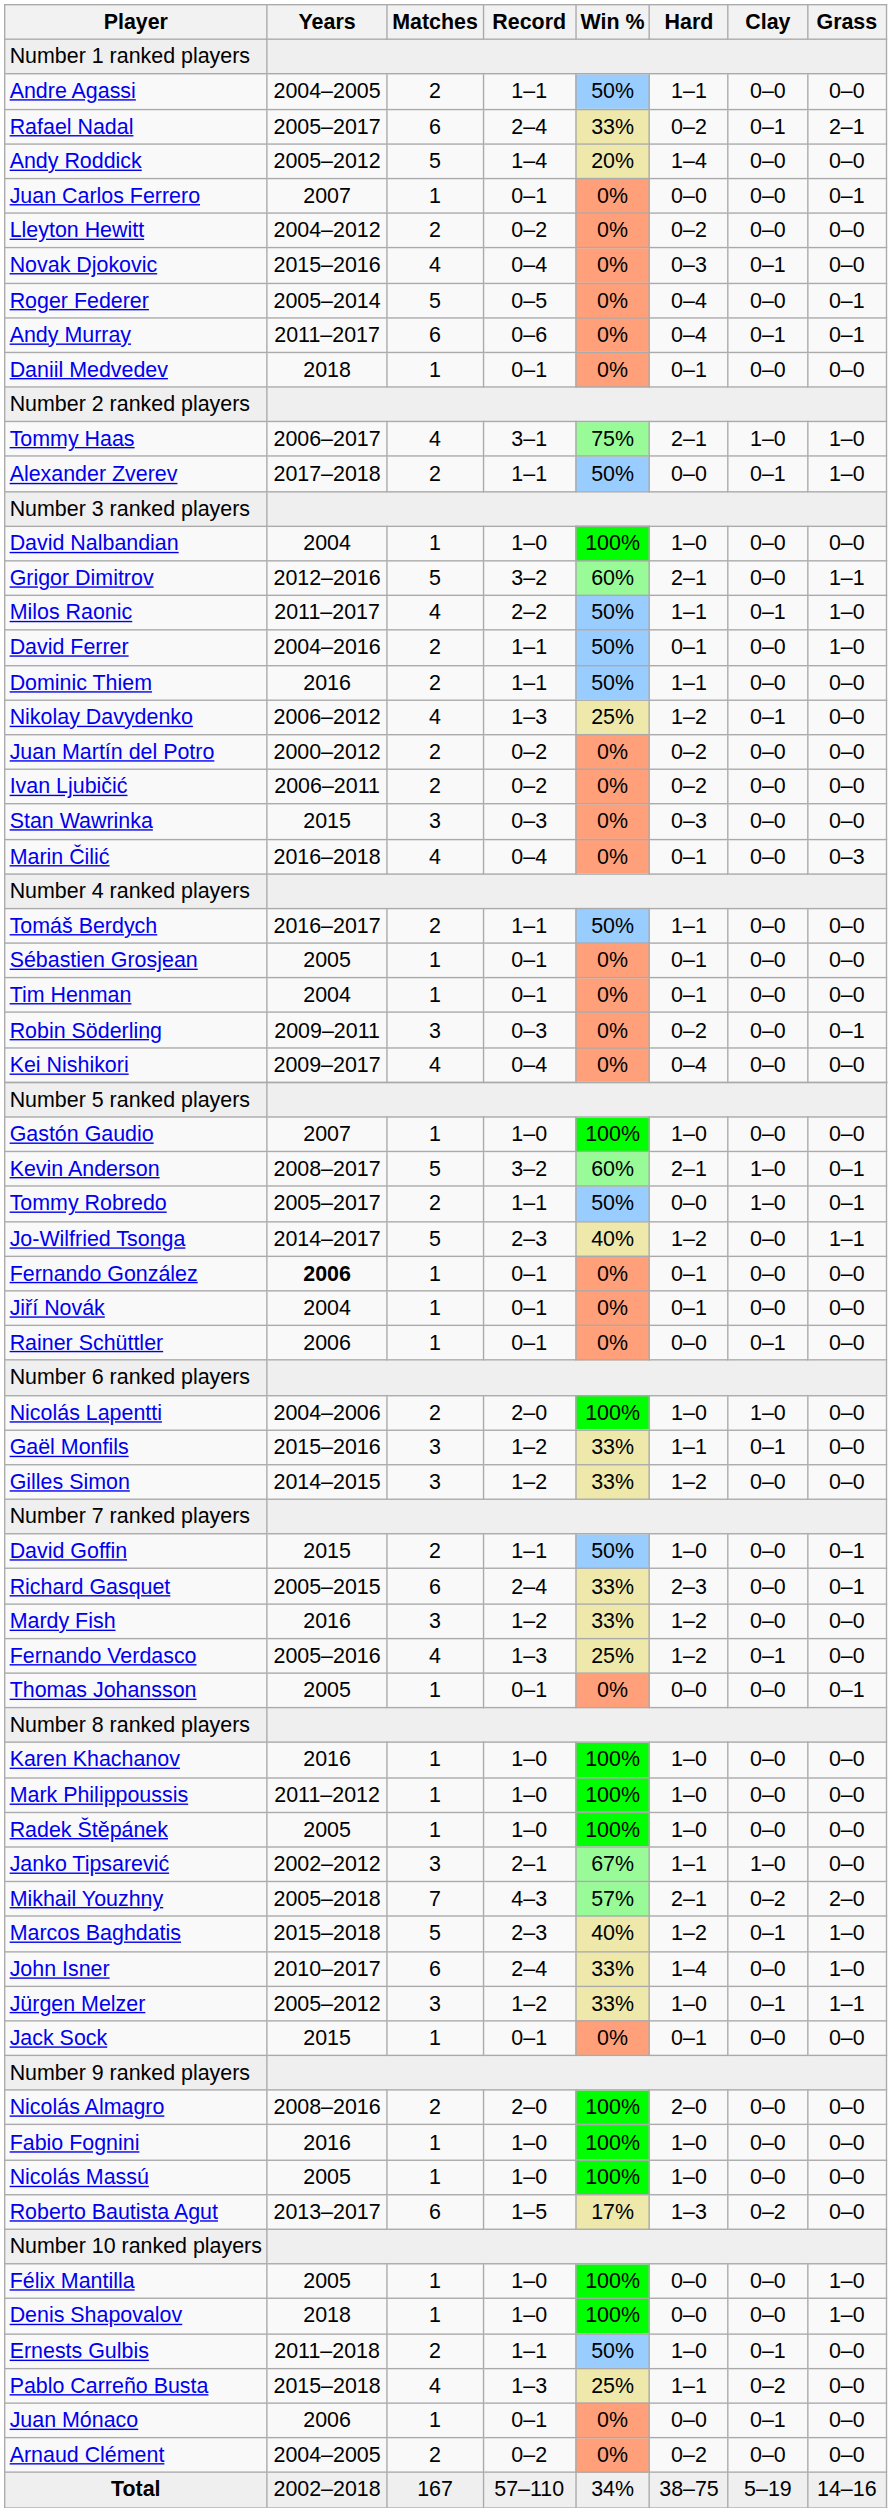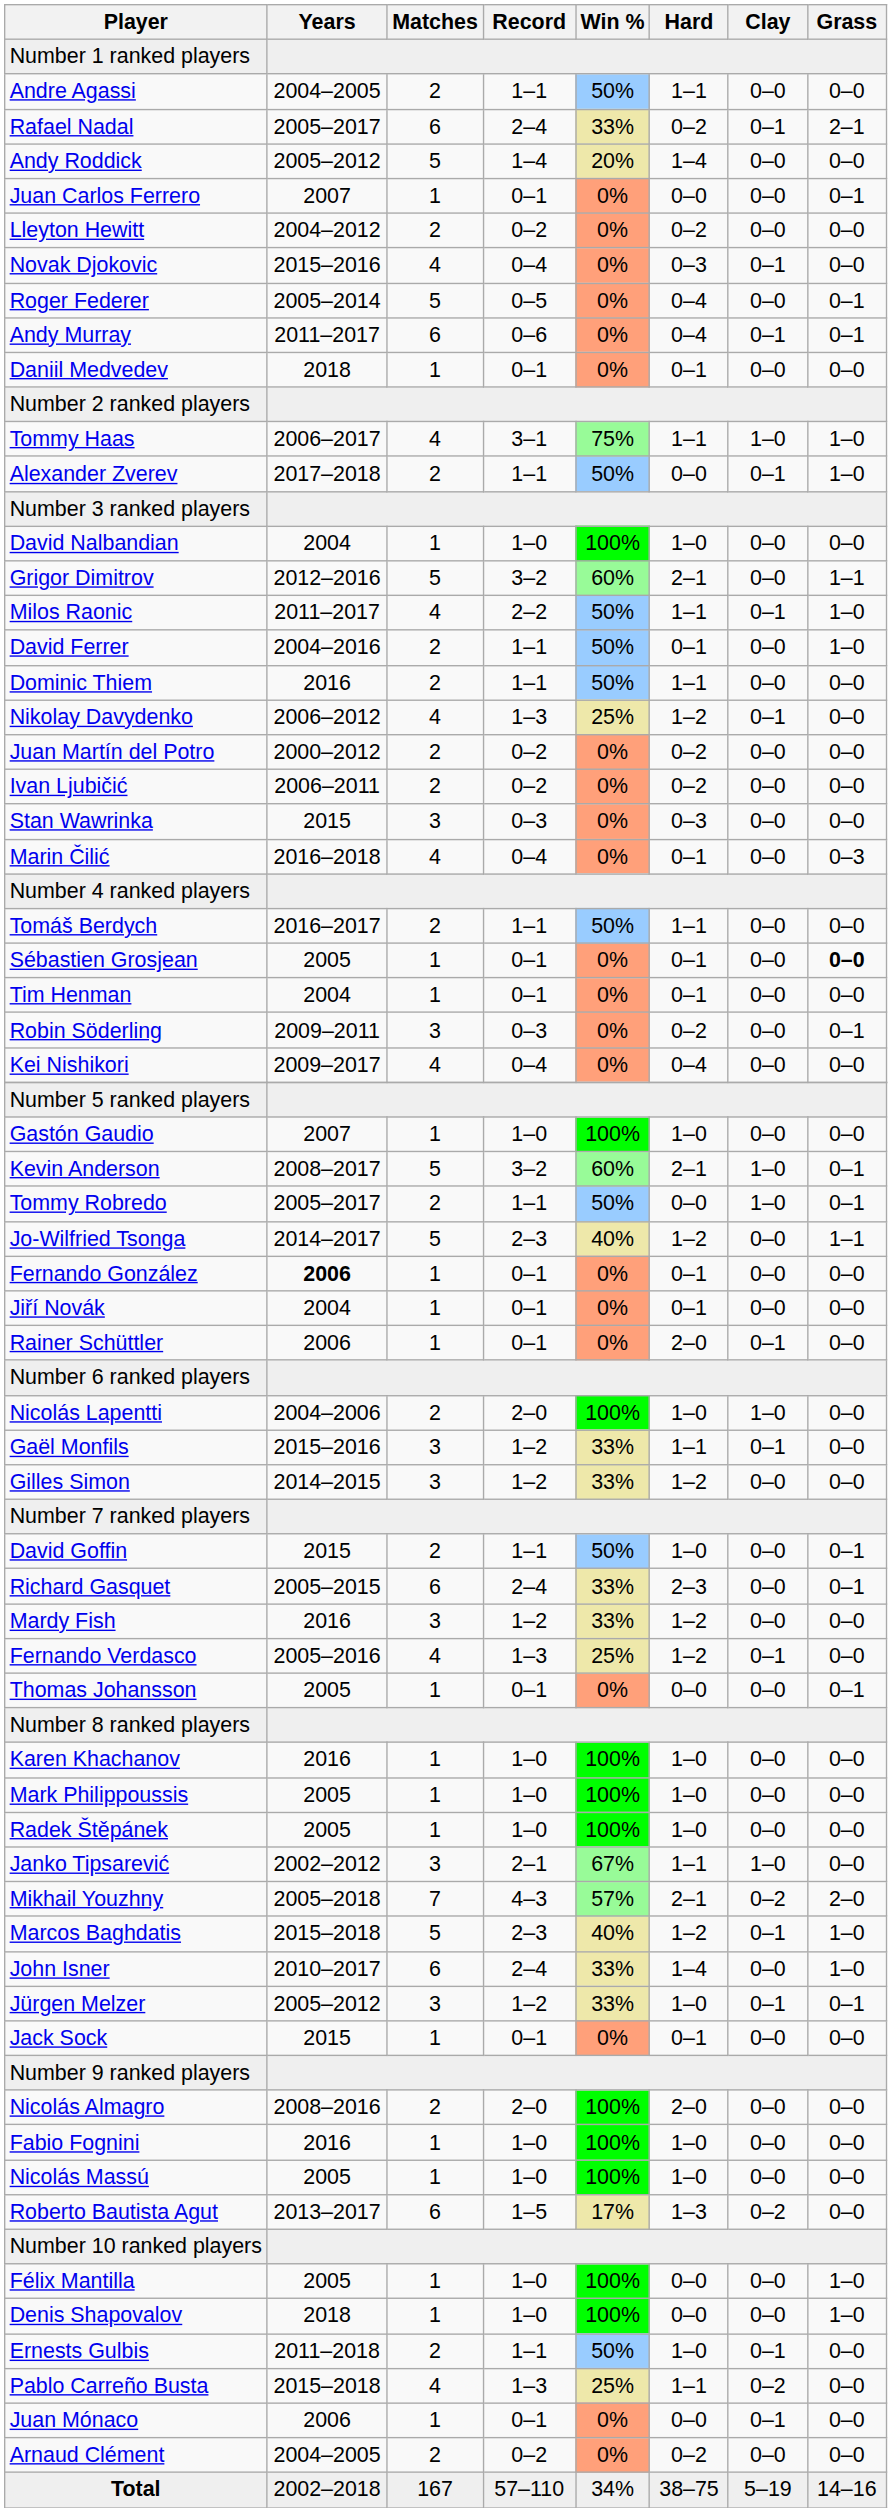(689, 438) 2–1 -> (689, 438) 1–1
(847, 959) normal -> (847, 959) bold
(689, 1342) 0–0 -> (689, 1342) 2–0
(327, 1794) 2011–2012 -> (327, 1794) 2005
(847, 2002) 1–1 -> (847, 2002) 0–1
